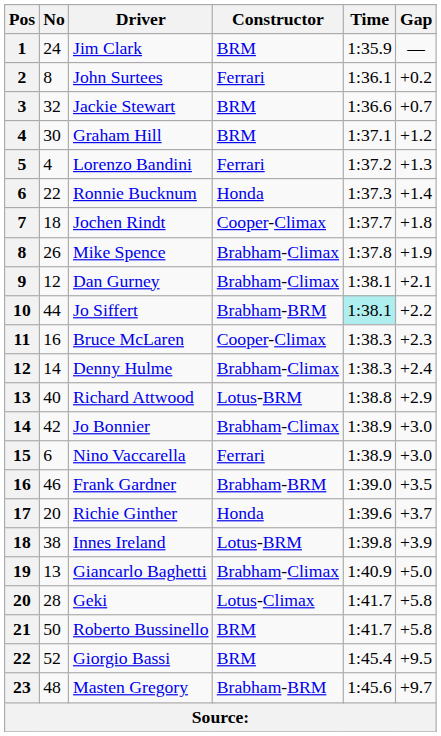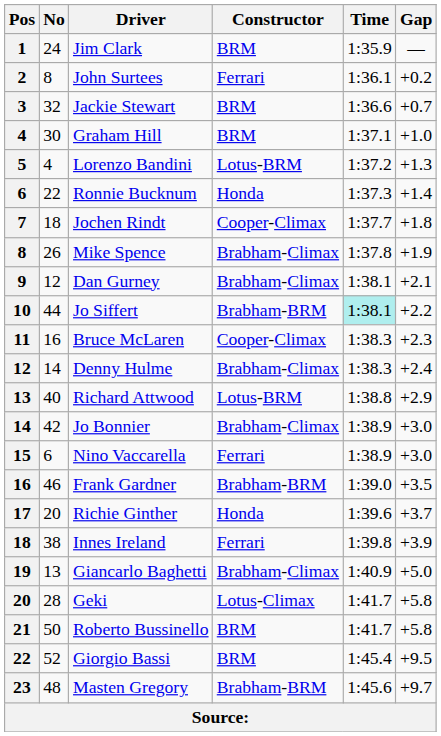(416, 135) +1.2 -> (416, 135) +1.0
(241, 164) Ferrari -> (259, 164) Lotus-BRM
(259, 542) Lotus-BRM -> (241, 542) Ferrari
